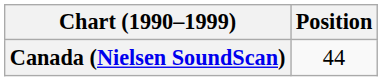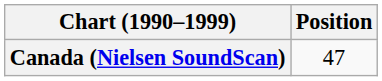(334, 57) 44 -> (334, 57) 47
